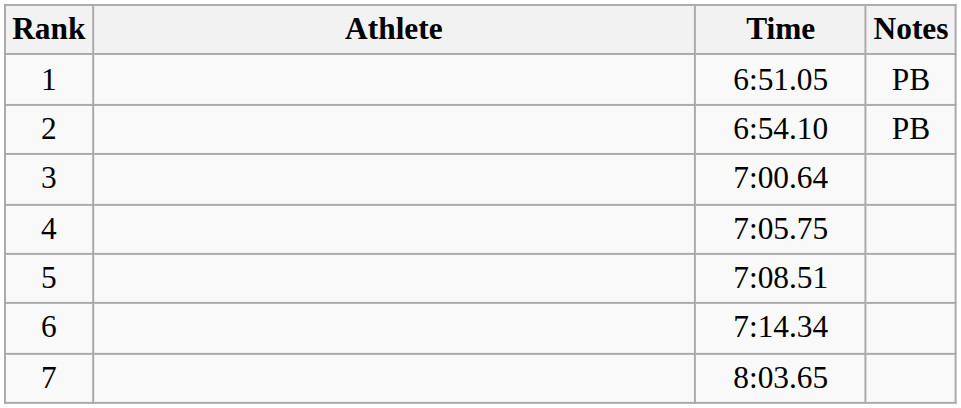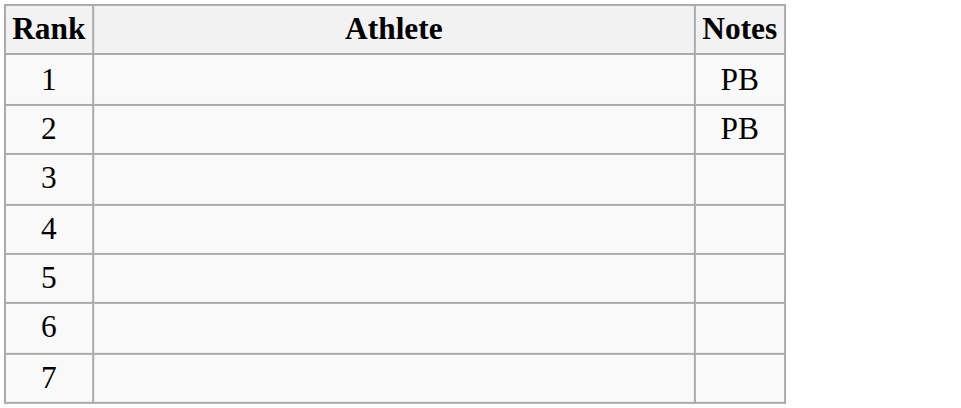- column: (781, 29)
